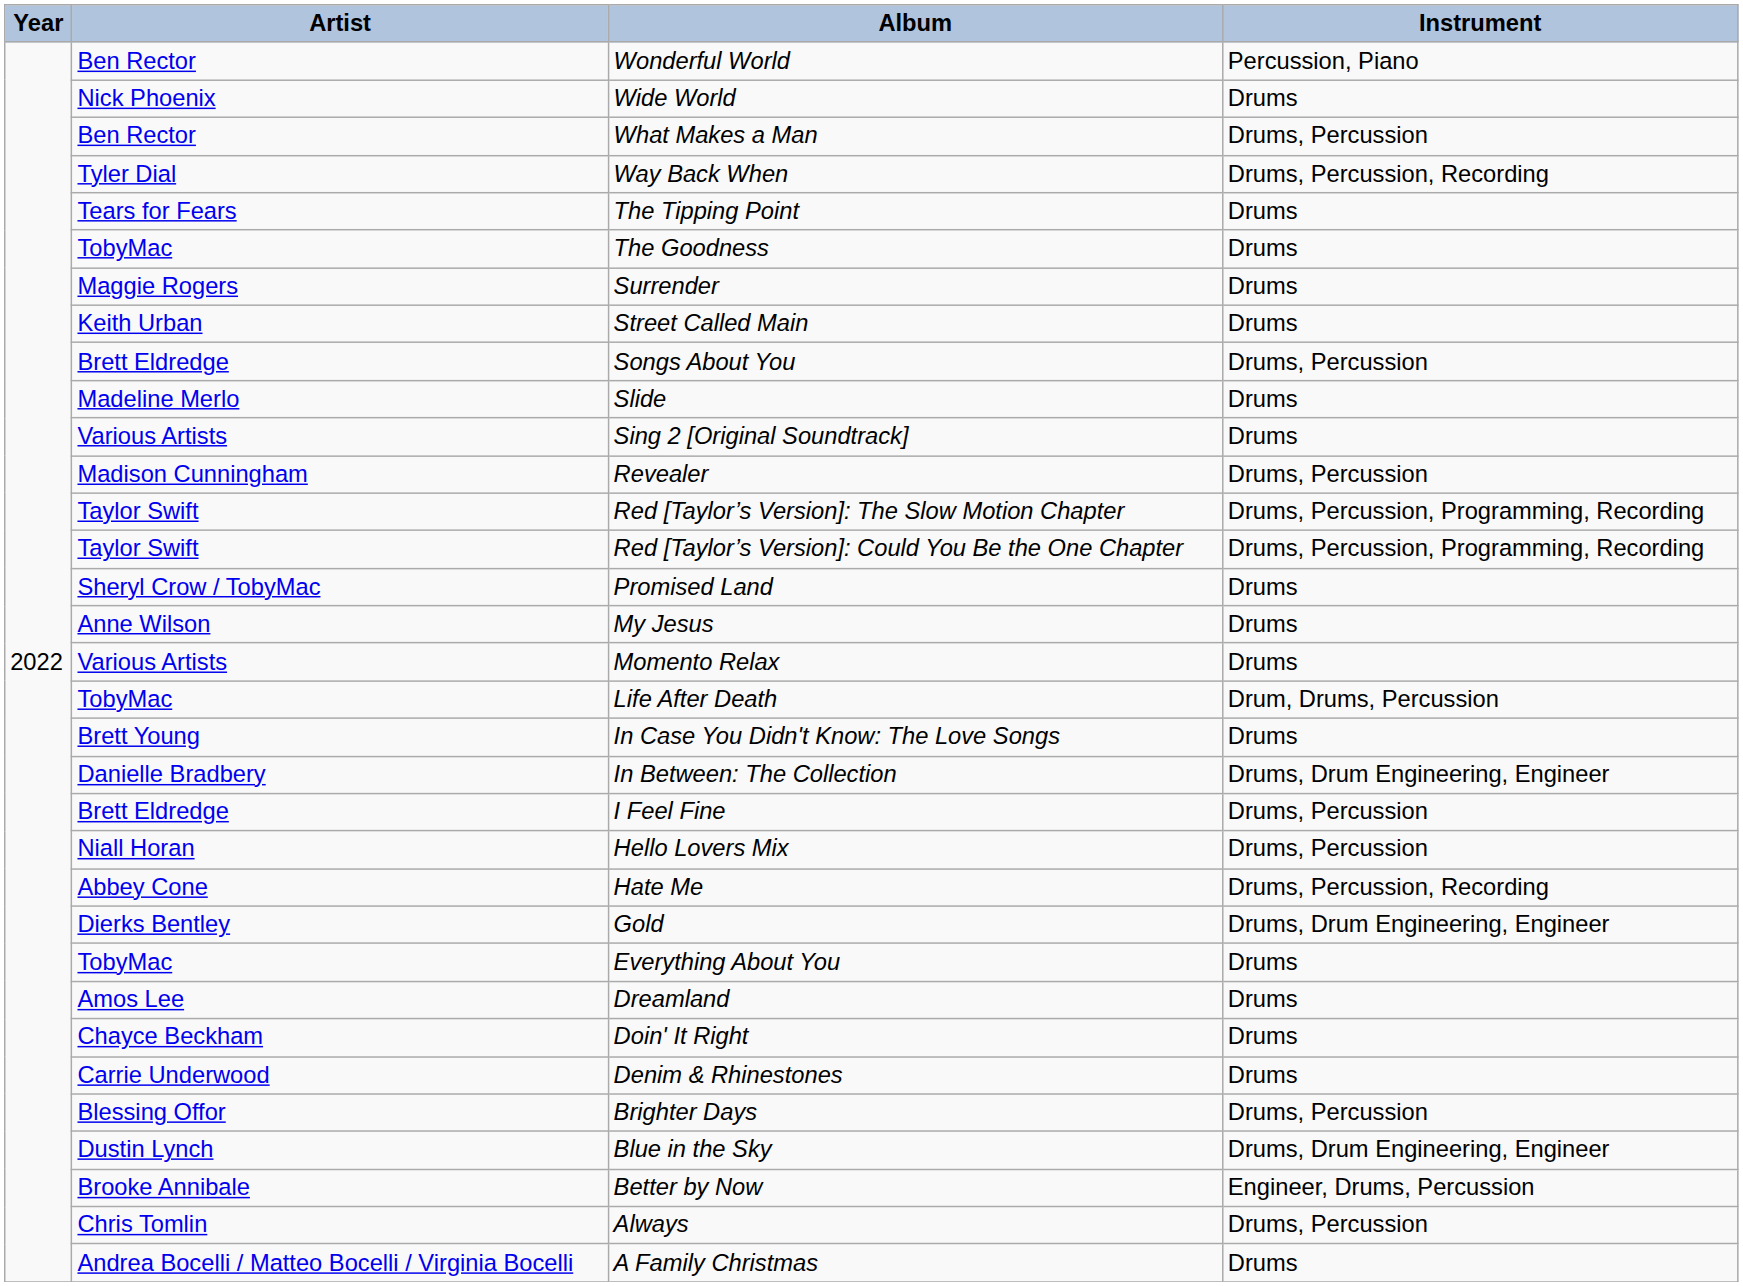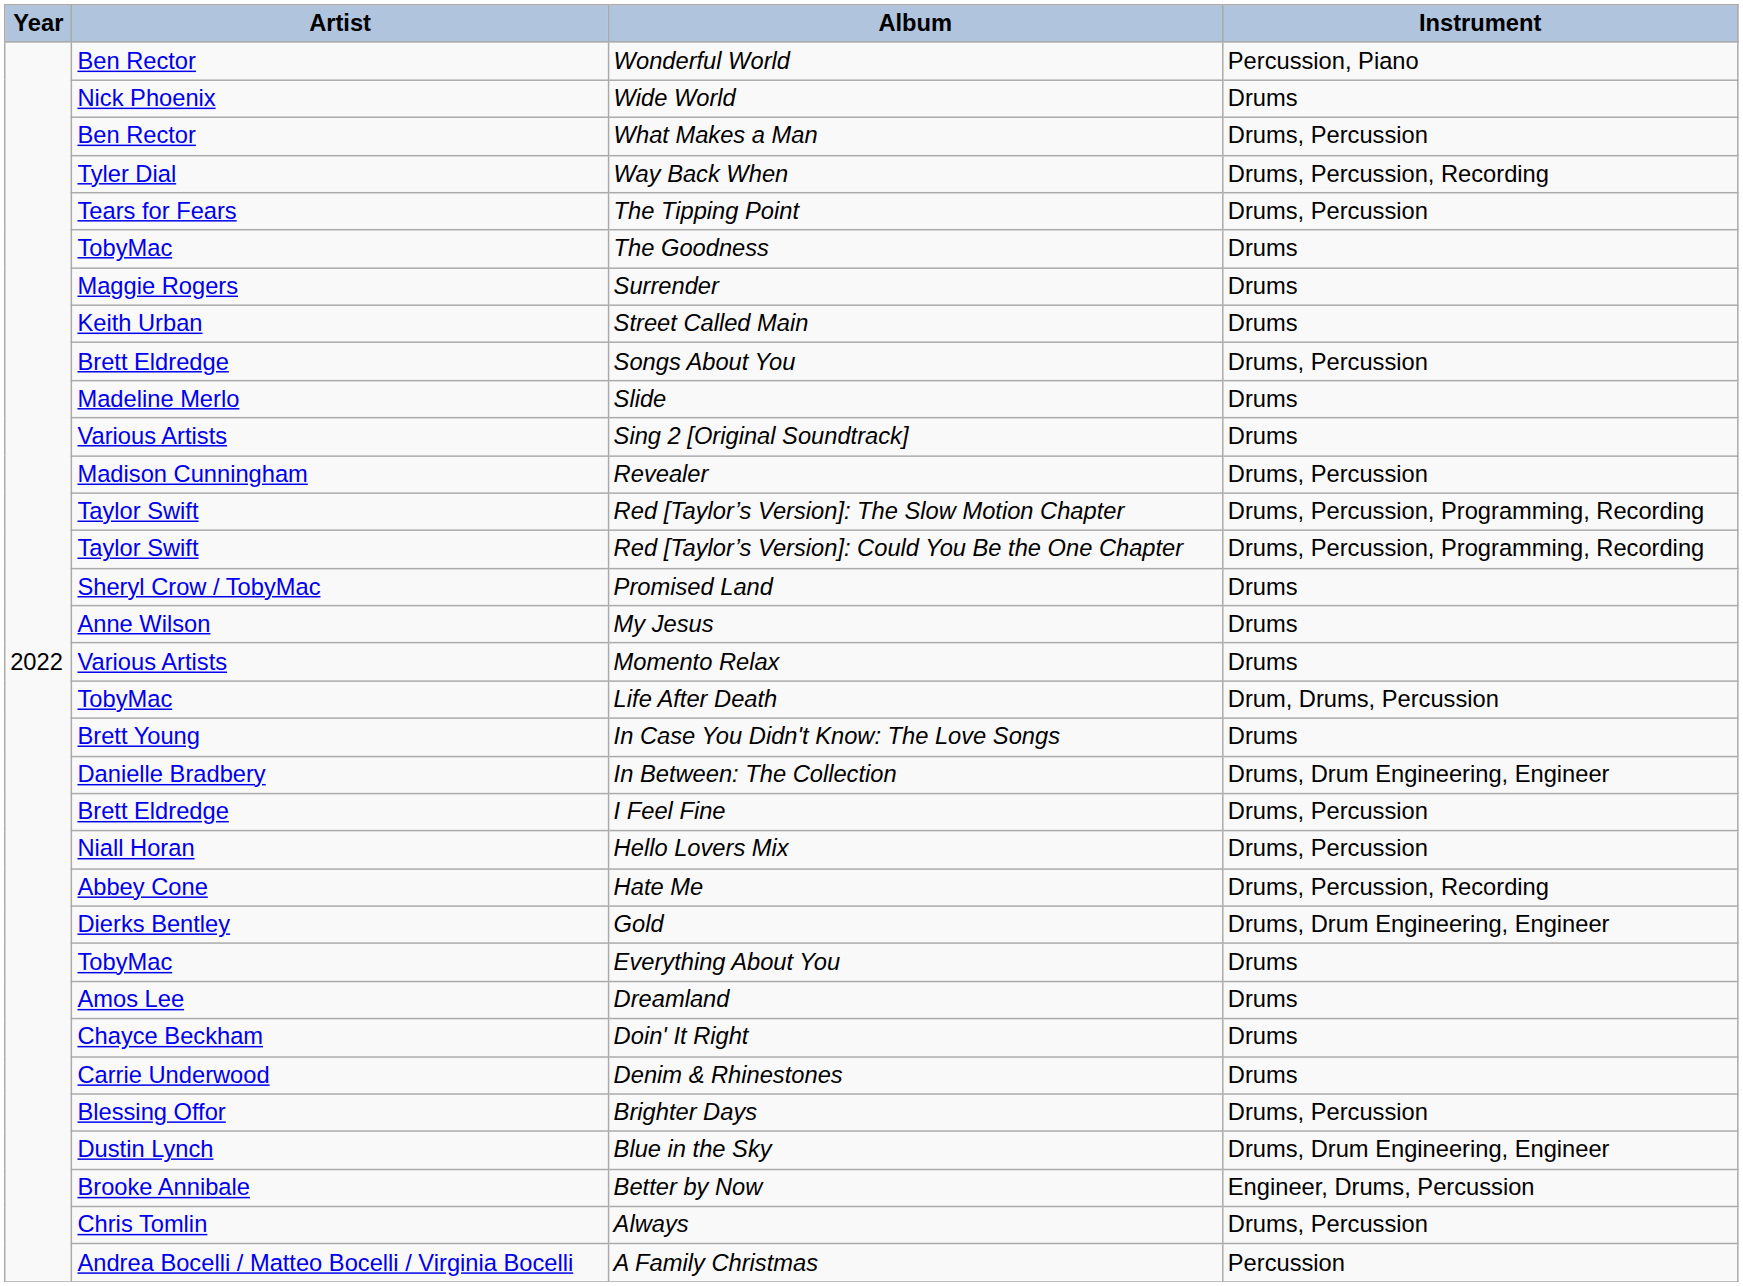(1263, 211) Drums -> (1328, 211) Drums, Percussion
(1263, 1262) Drums -> (1286, 1262) Percussion
